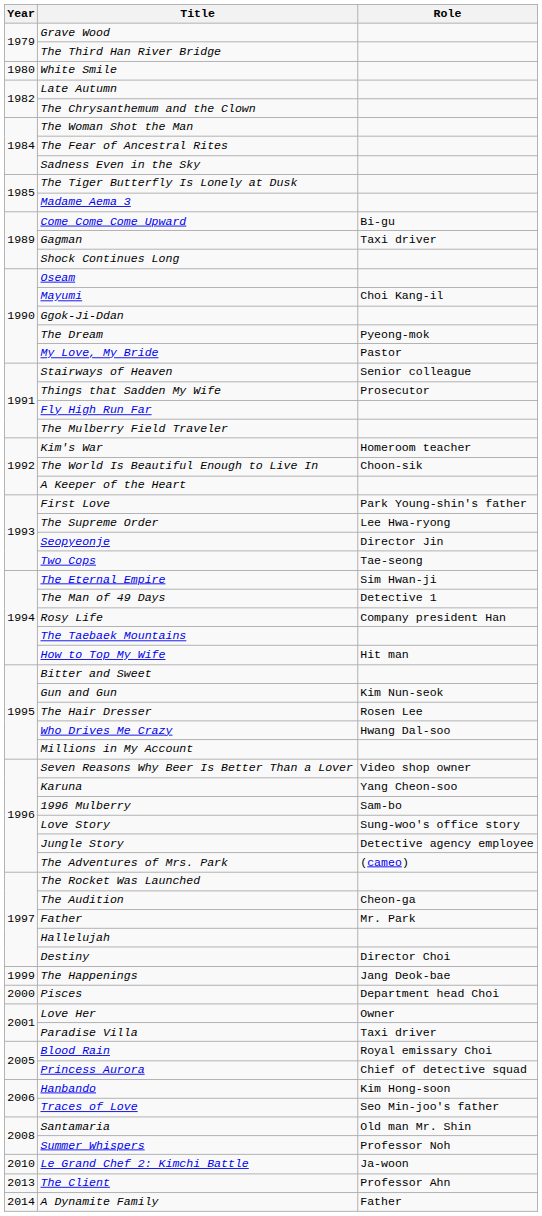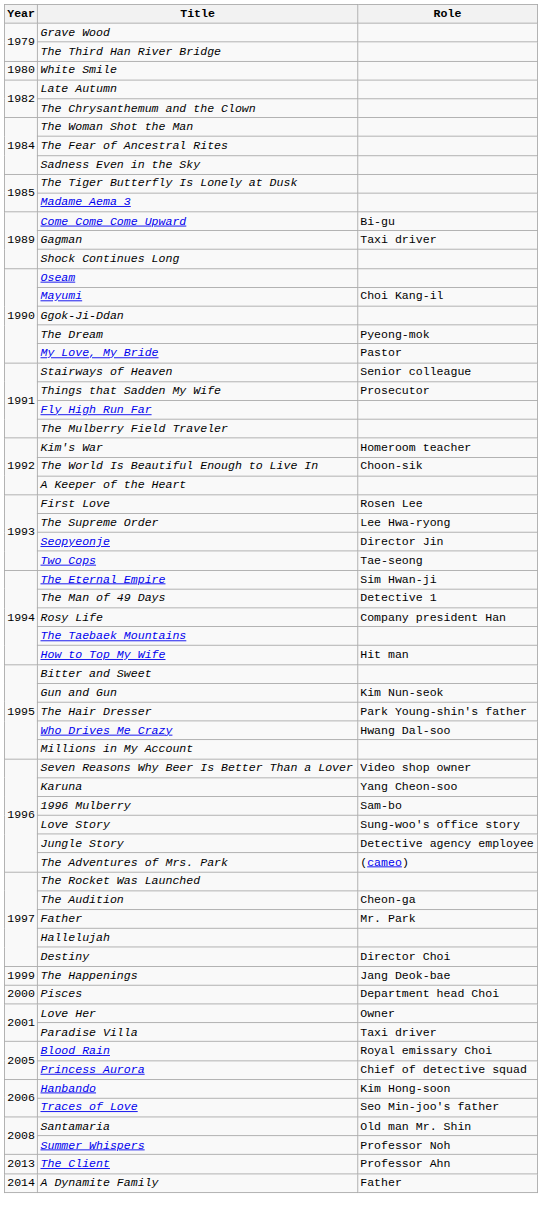(444, 504) Park Young-shin's father -> (391, 504) Rosen Lee
(391, 712) Rosen Lee -> (444, 712) Park Young-shin's father
- row: (145, 1164)
